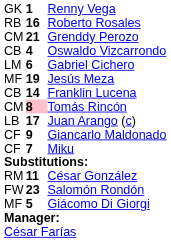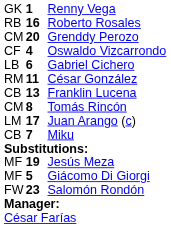(33, 37) 21 -> (33, 37) 20
(13, 51) CB -> (12, 51) CF
(13, 65) LM -> (12, 65) LB
rows swapped: (92, 176) <-> (81, 79)
(33, 92) 14 -> (33, 92) 13
(29, 106) pink background -> (29, 106) no background
(12, 120) LB -> (13, 120) LM
- row: (107, 134)
(12, 148) CF -> (13, 134) CB
rows swapped: (96, 190) <-> (99, 204)
